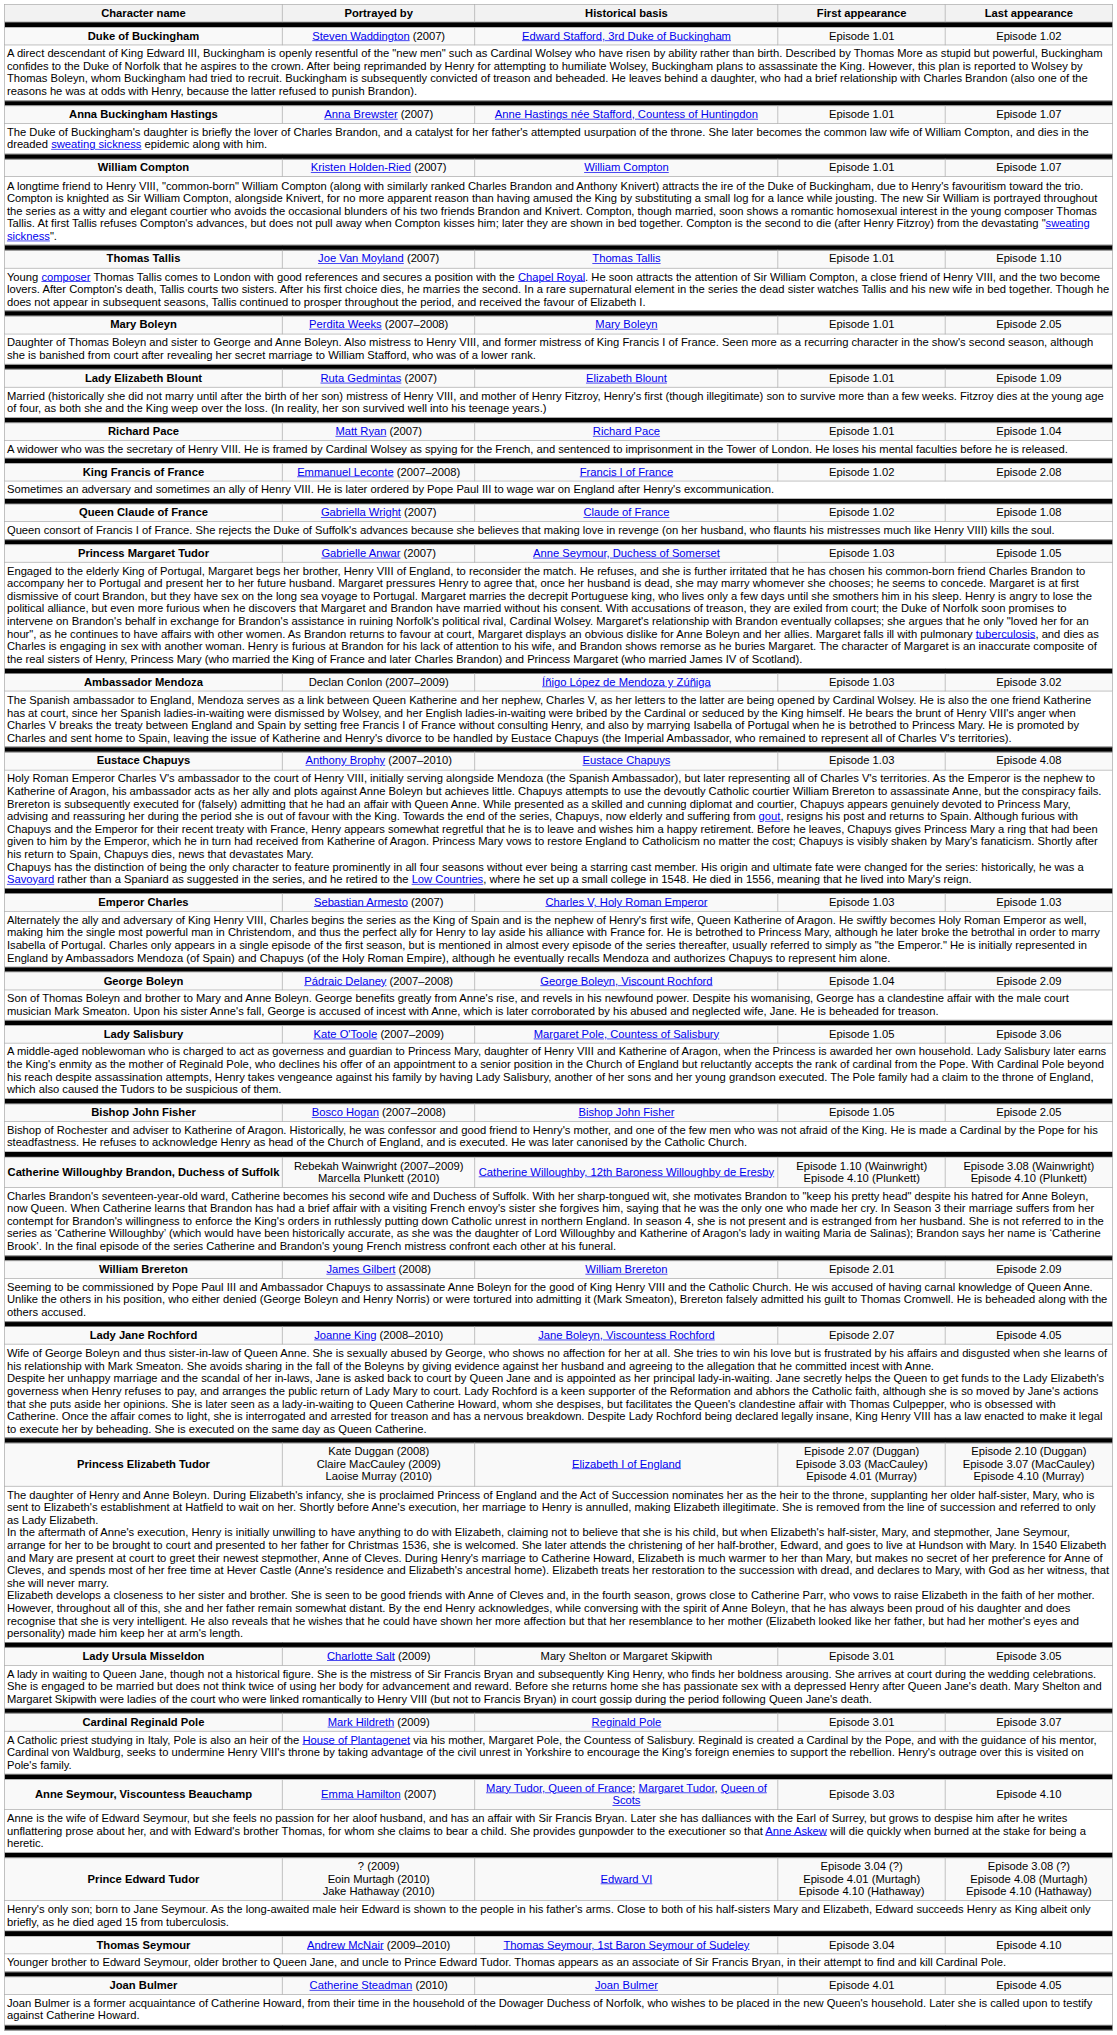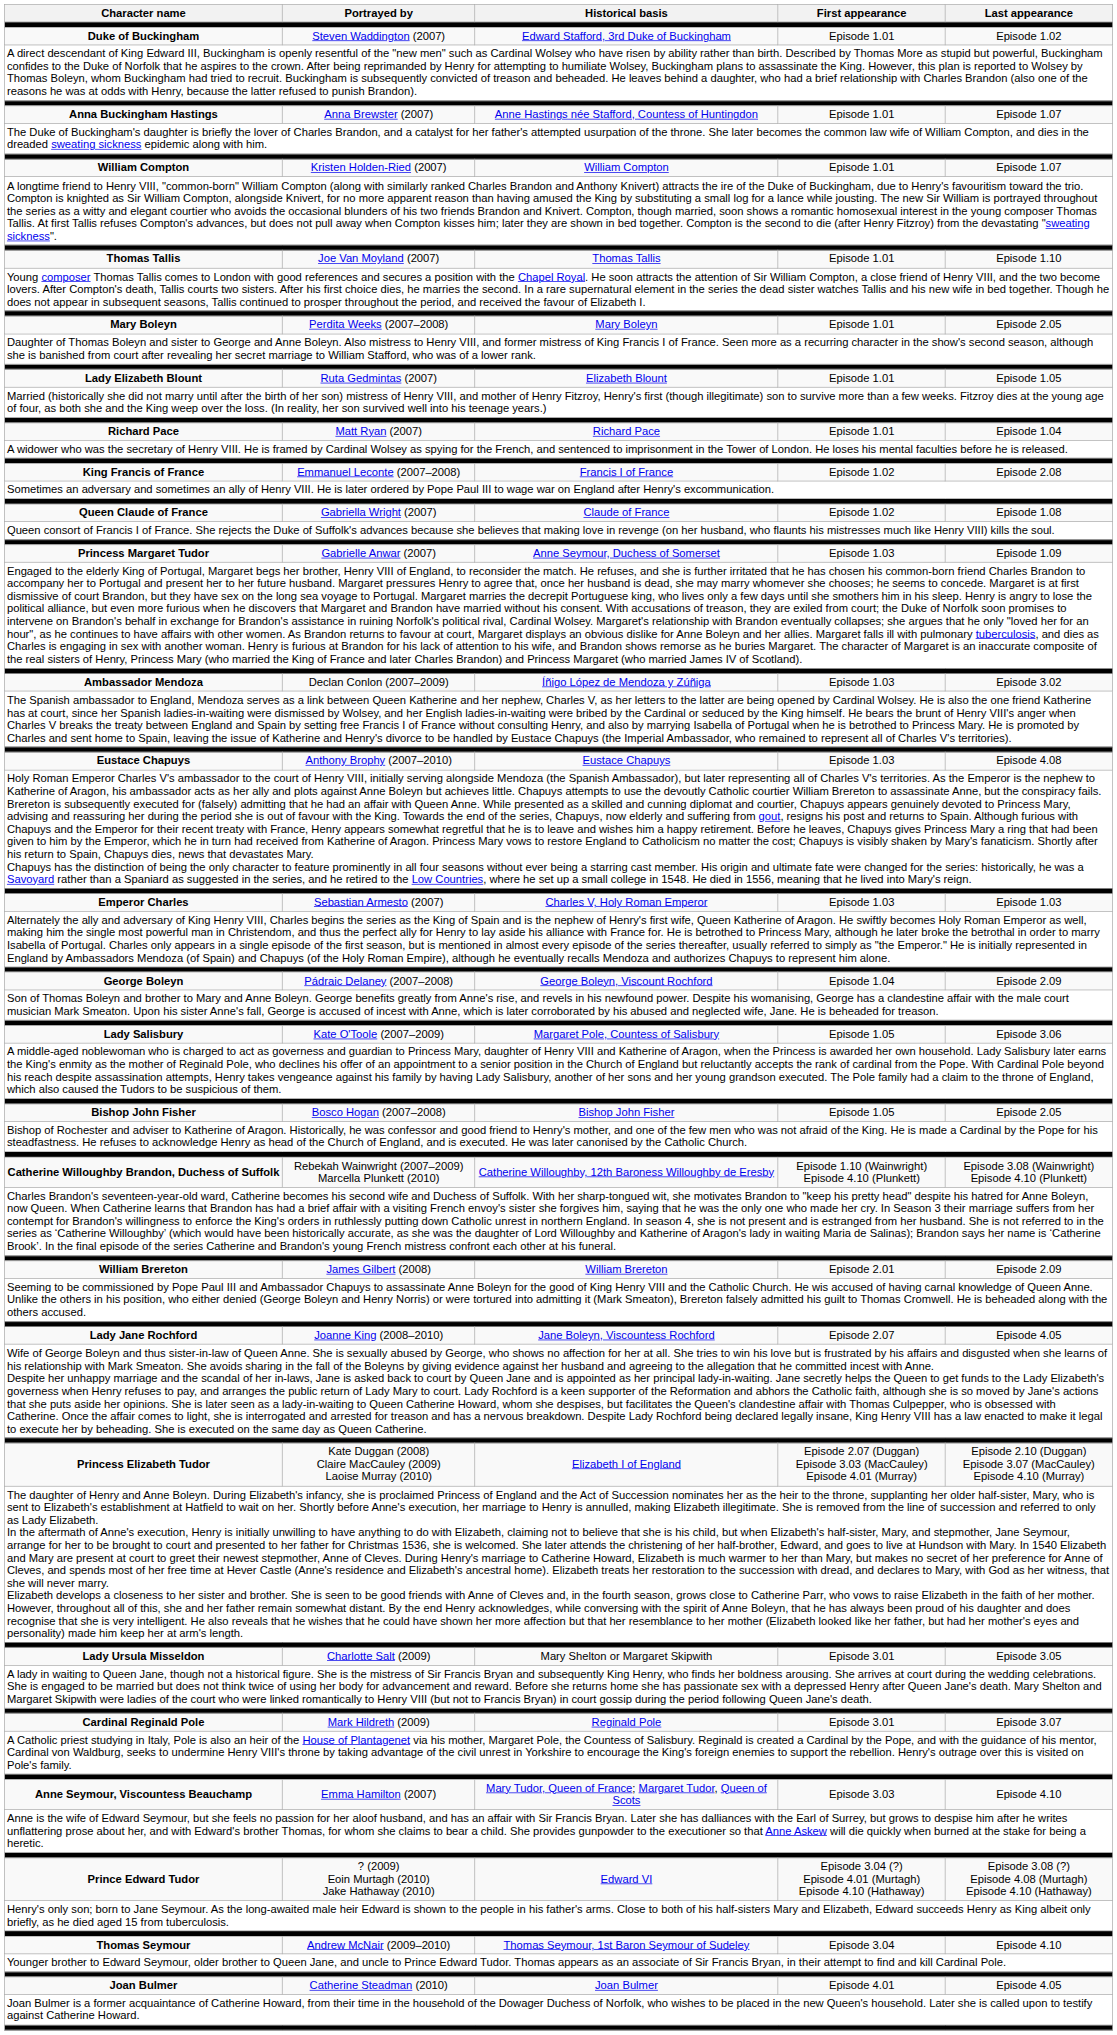(1029, 378) Episode 1.09 -> (1029, 378) Episode 1.05
(1029, 553) Episode 1.05 -> (1029, 553) Episode 1.09
